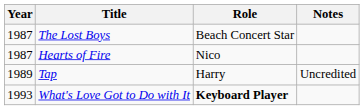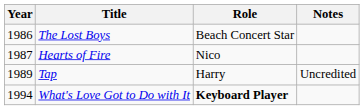(20, 34) 1987 -> (20, 34) 1986
(20, 94) 1993 -> (20, 94) 1994
